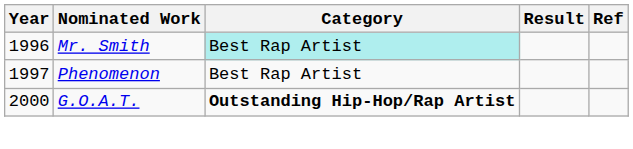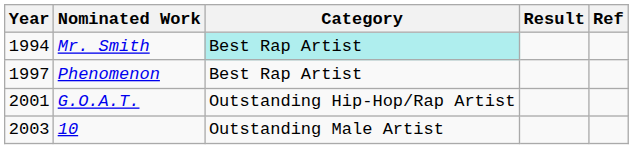(29, 46) 1996 -> (29, 46) 1994
(29, 102) 2000 -> (29, 102) 2001
(362, 102) bold -> (362, 102) normal
+ row: (68, 130)
